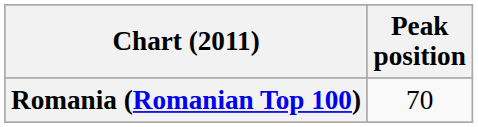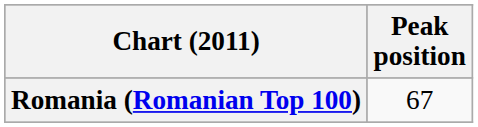(420, 99) 70 -> (420, 99) 67
